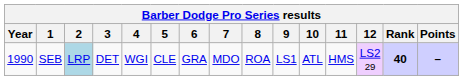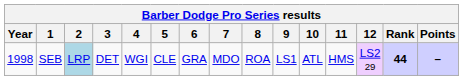(20, 59) 1990 -> (20, 59) 1998
(400, 59) 40 -> (400, 59) 44
